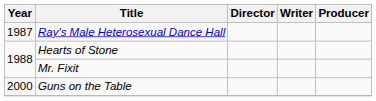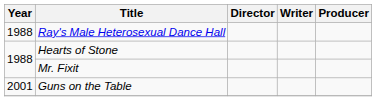(20, 31) 1987 -> (20, 31) 1988
(20, 86) 2000 -> (20, 86) 2001
